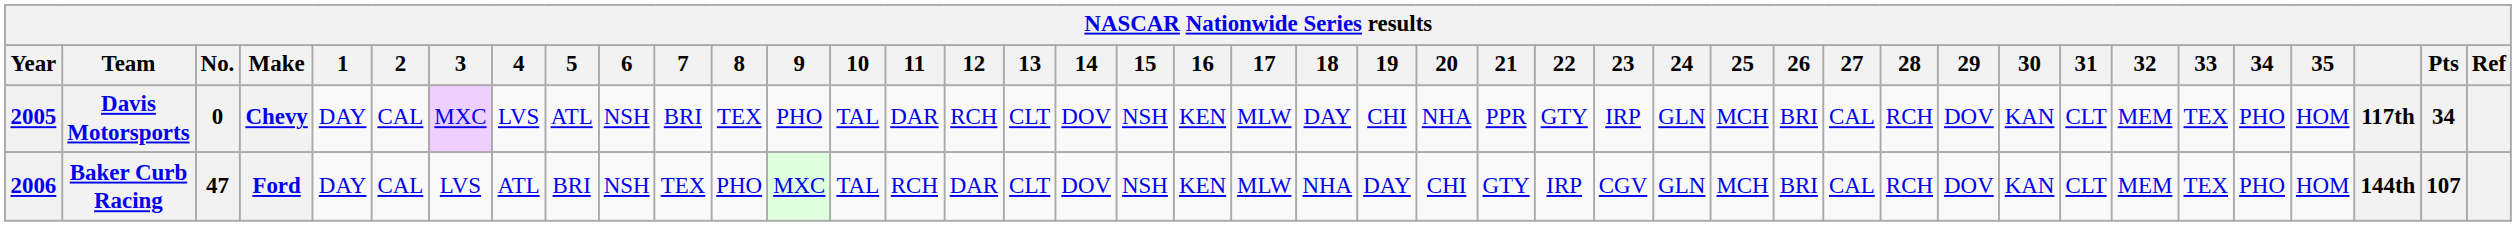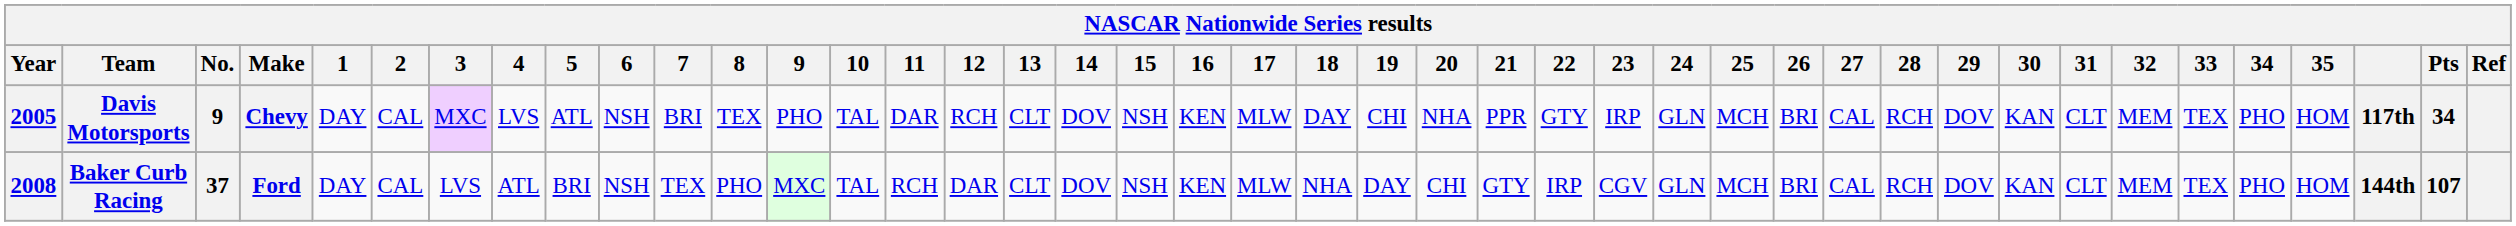(217, 118) 0 -> (217, 118) 9
(33, 186) 2006 -> (33, 186) 2008
(217, 186) 47 -> (217, 186) 37
